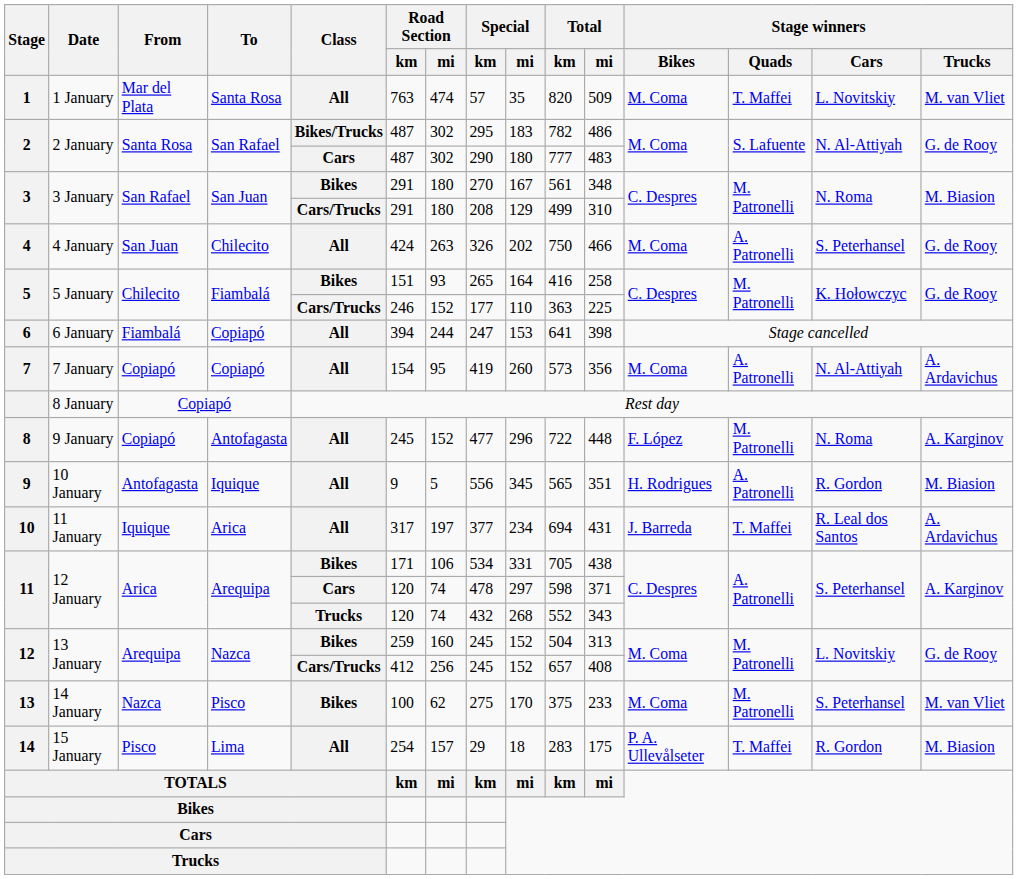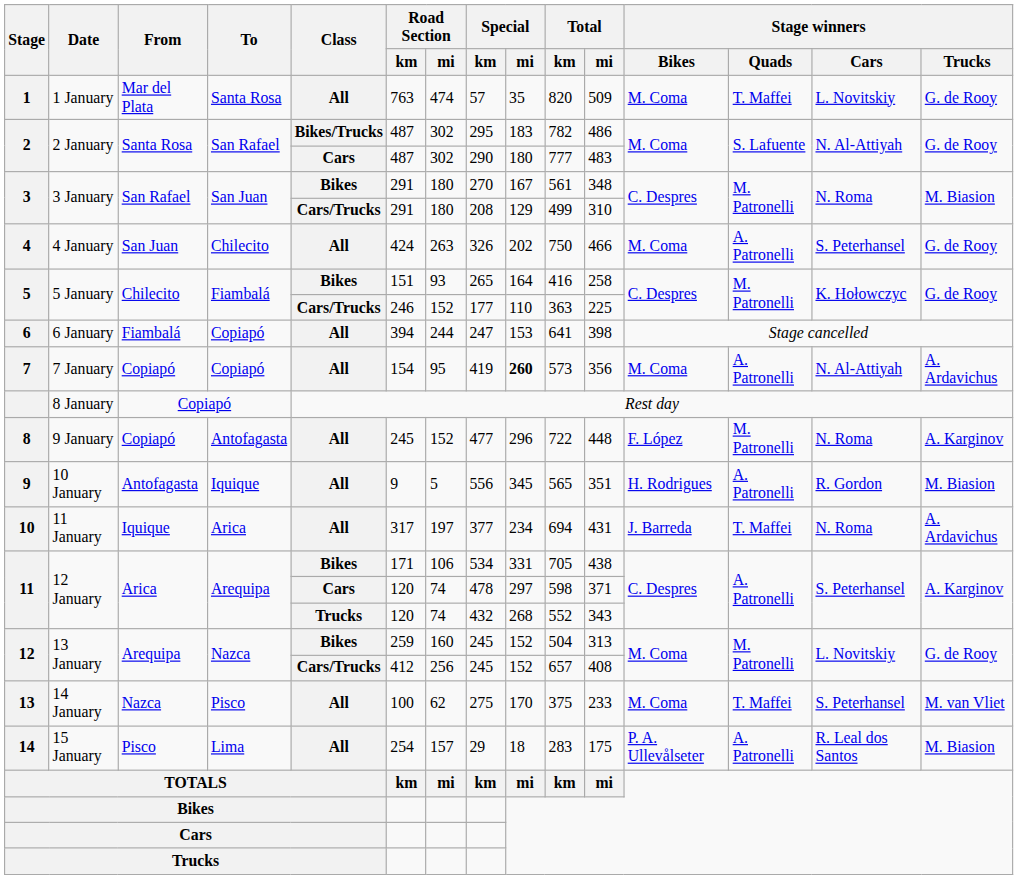(965, 97) M. van Vliet -> (961, 97) G. de Rooy
(521, 368) normal -> (521, 368) bold
(852, 528) R. Leal dos Santos -> (844, 528) N. Roma
(339, 702) Bikes -> (339, 702) All
(763, 702) M. Patronelli -> (762, 702) T. Maffei
(762, 747) T. Maffei -> (763, 747) A. Patronelli
(849, 747) R. Gordon -> (852, 747) R. Leal dos Santos
